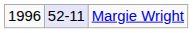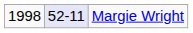(24, 16) 1996 -> (24, 16) 1998
